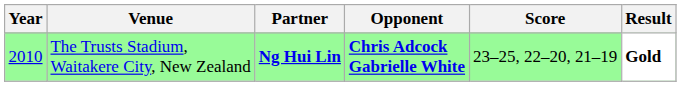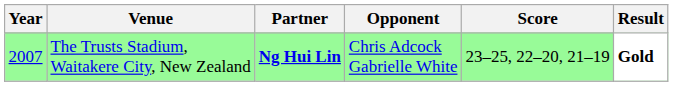(26, 56) 2010 -> (26, 56) 2007
(407, 56) bold -> (403, 56) normal
